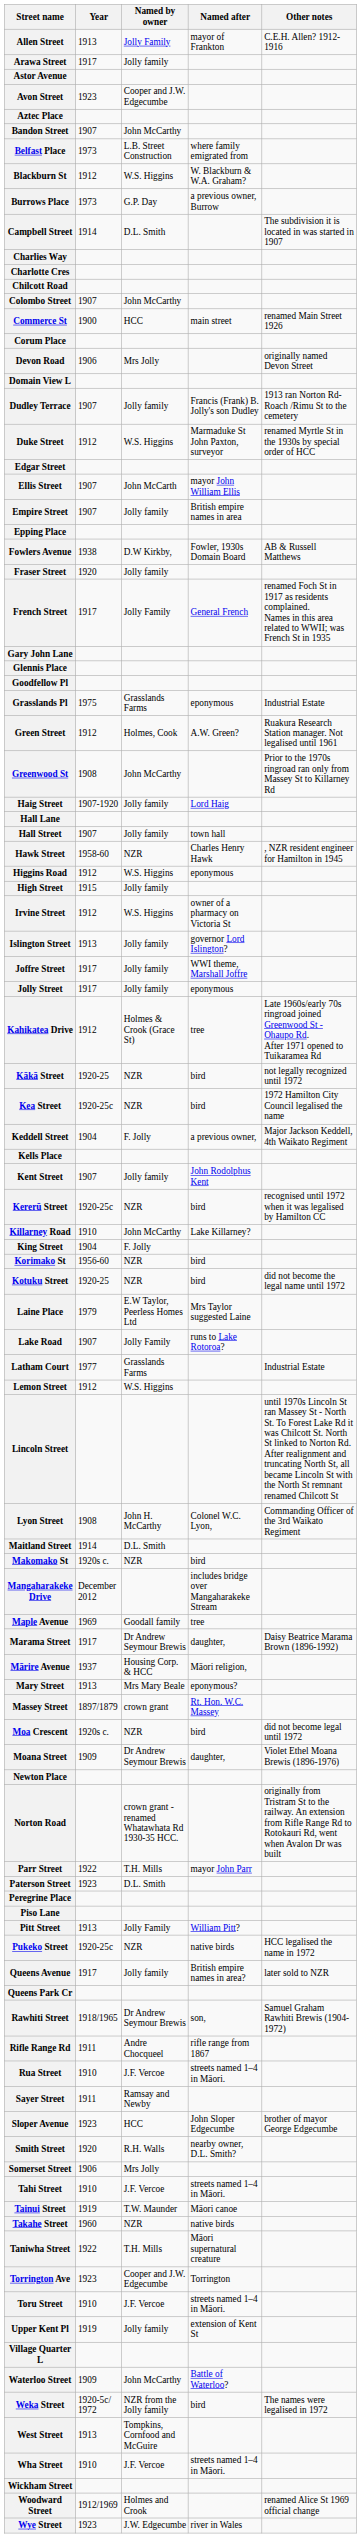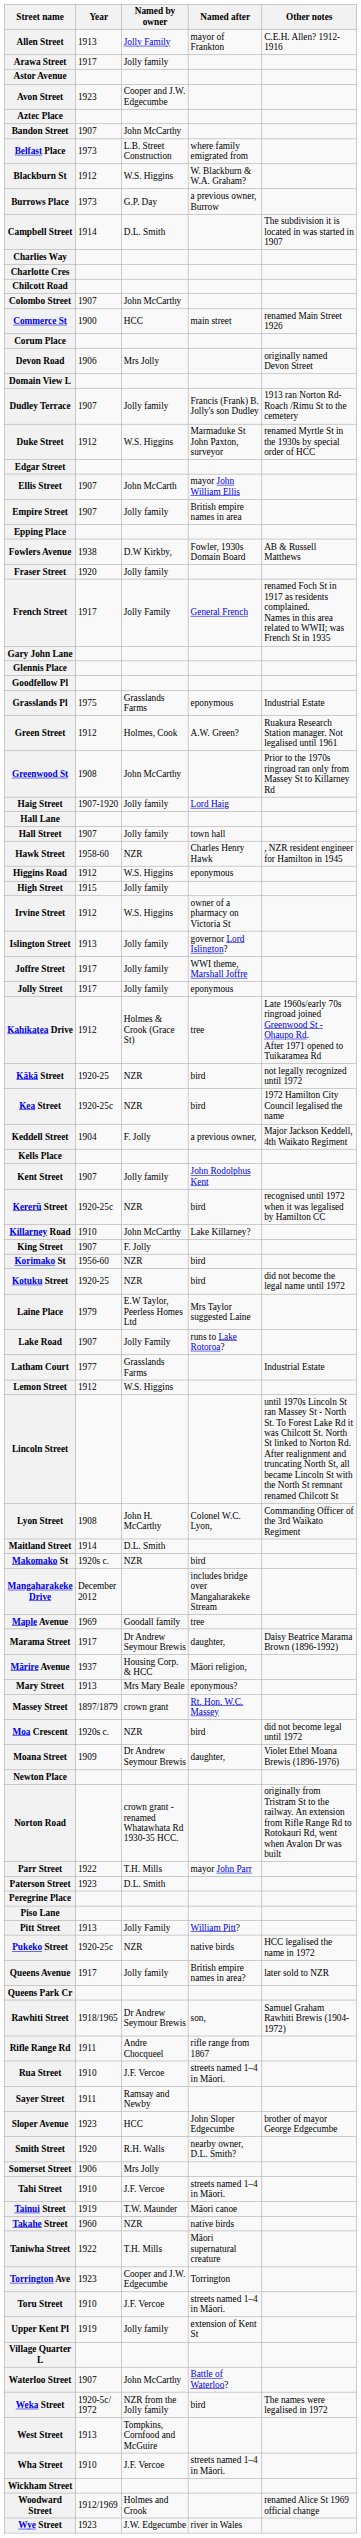(87, 1246) 1904 -> (87, 1246) 1907
(87, 2379) 1909 -> (87, 2379) 1907
